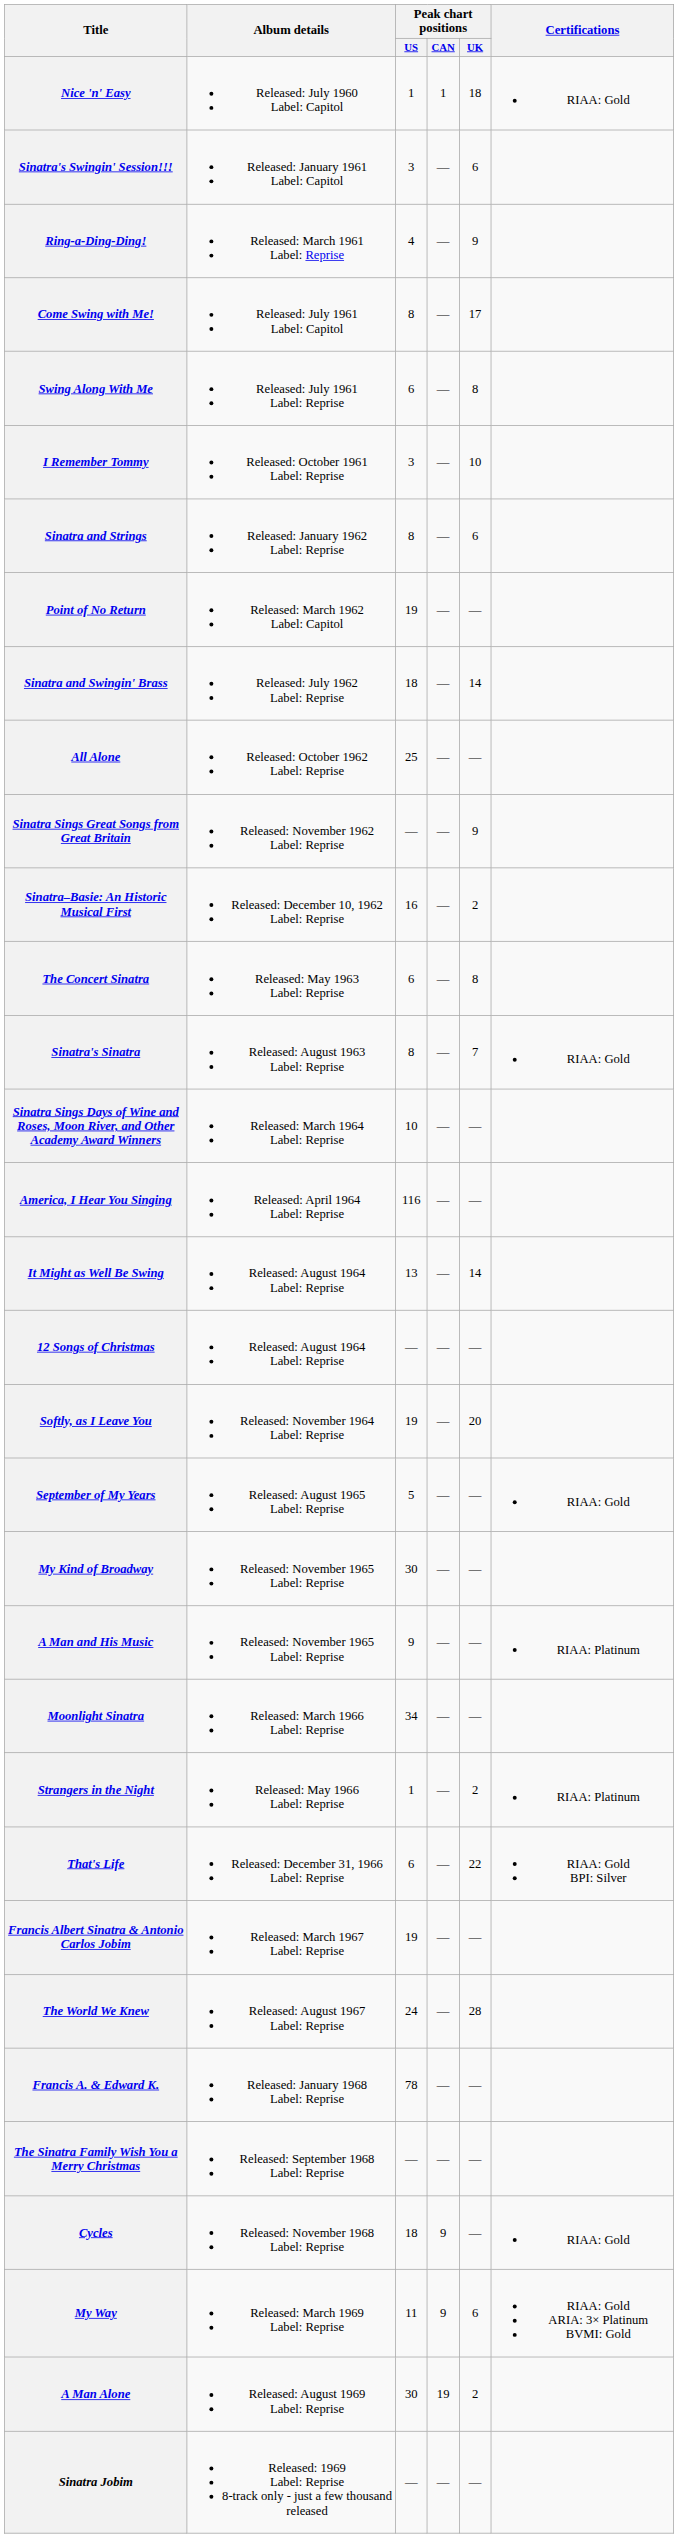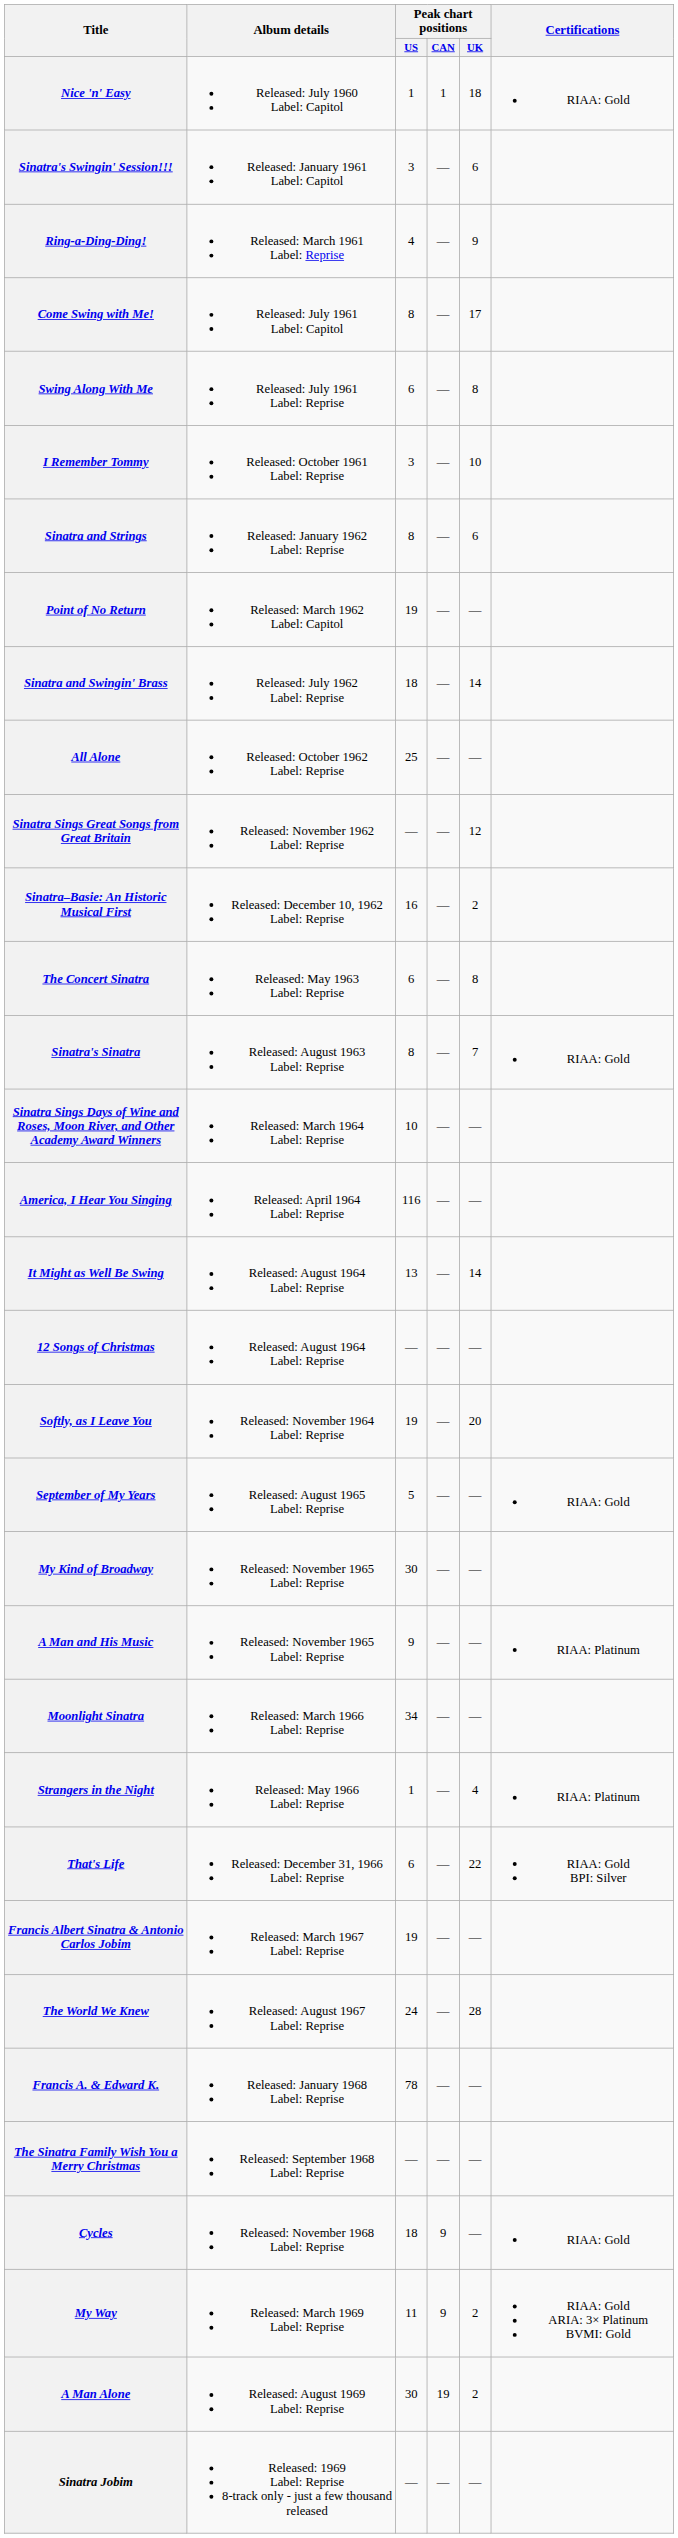(475, 831) 9 -> (475, 831) 12
(475, 1789) 2 -> (475, 1789) 4
(475, 2313) 6 -> (475, 2313) 2
